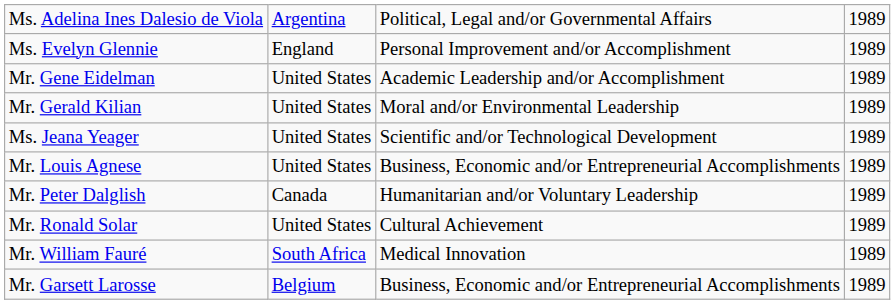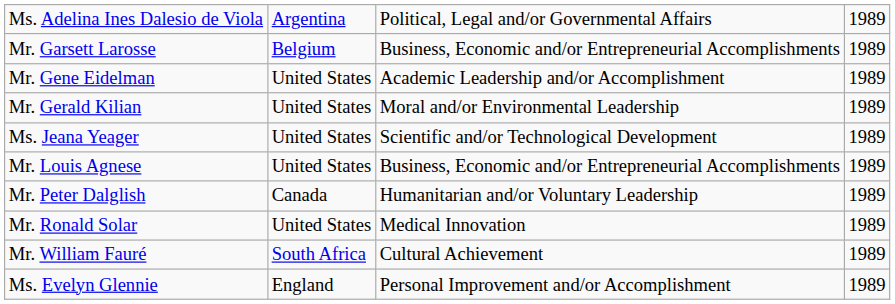rows swapped: (83, 48) <-> (82, 284)
(461, 225) Cultural Achievement -> (453, 225) Medical Innovation
(453, 254) Medical Innovation -> (461, 254) Cultural Achievement
